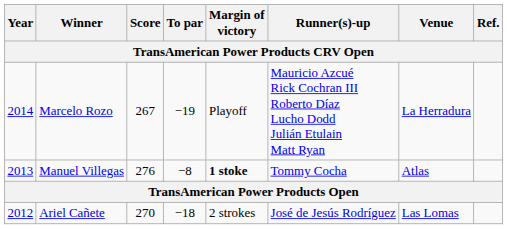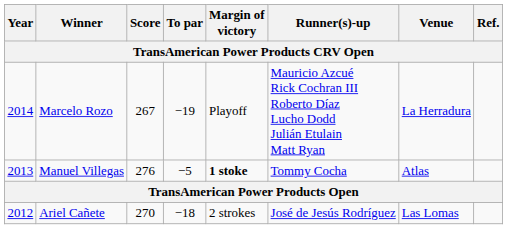(185, 171) −8 -> (185, 171) −5
